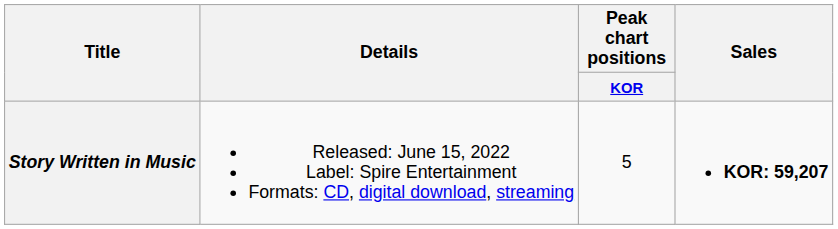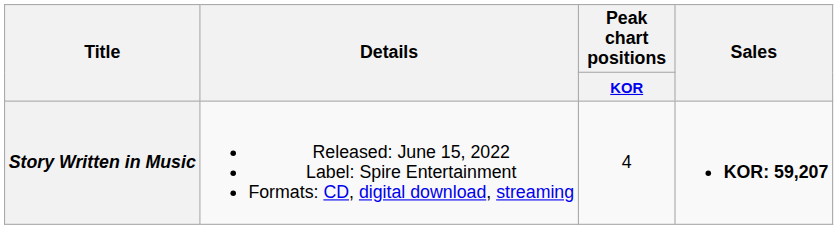(627, 162) 5 -> (627, 162) 4
